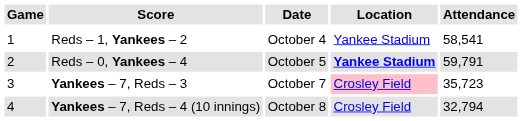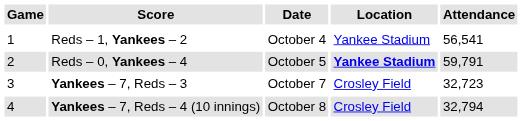(463, 39) 58,541 -> (463, 39) 56,541
(372, 84) pink background -> (372, 84) no background
(463, 84) 35,723 -> (463, 84) 32,723
